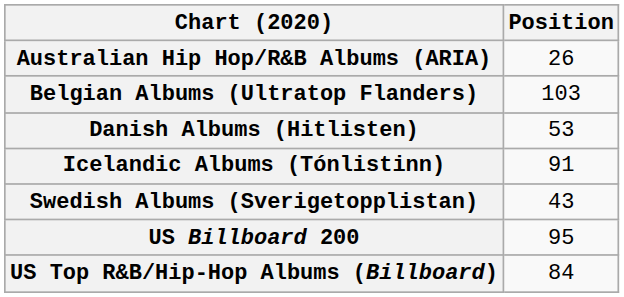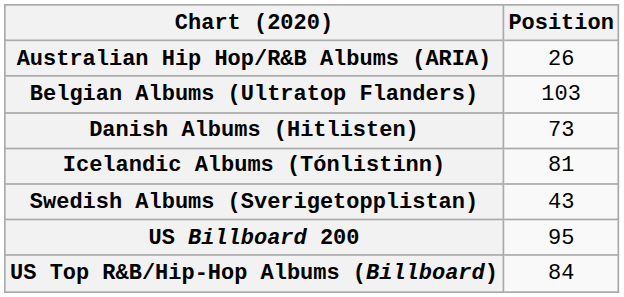(561, 130) 53 -> (561, 130) 73
(561, 166) 91 -> (561, 166) 81
